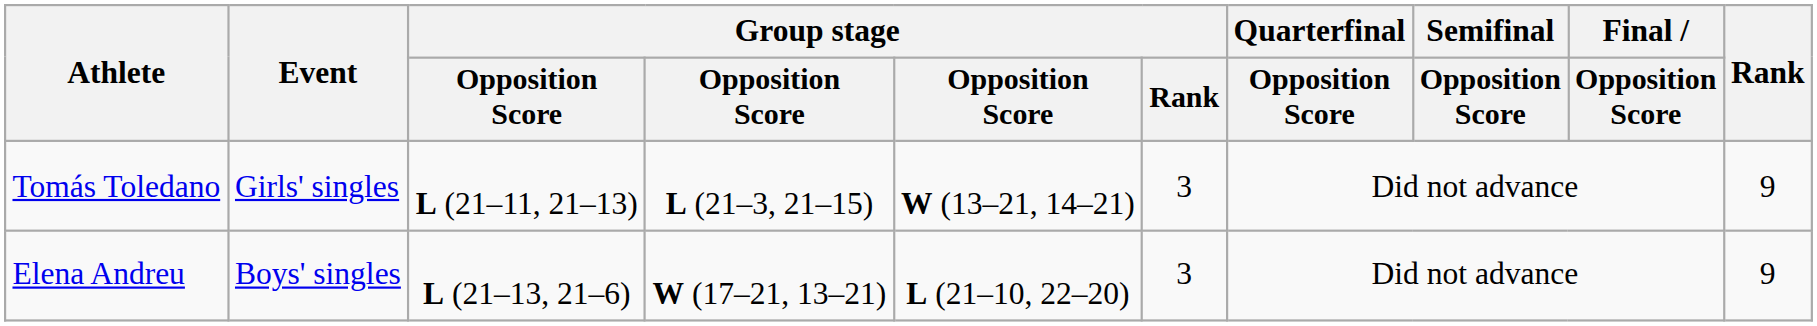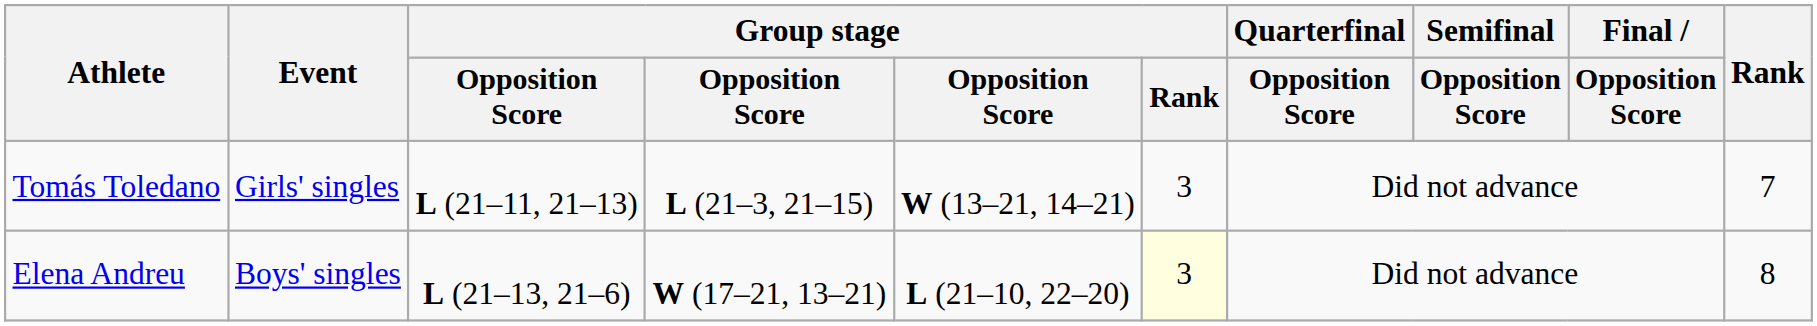(1768, 185) 9 -> (1768, 185) 7
(1184, 275) no background -> (1184, 275) lightyellow background
(1768, 275) 9 -> (1768, 275) 8
